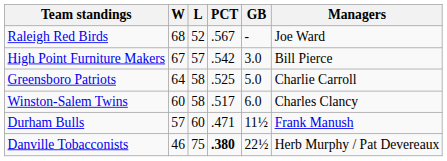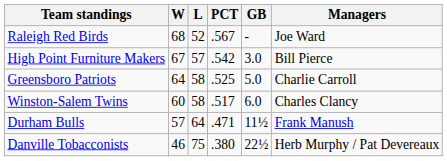(198, 123) 60 -> (198, 123) 64
(223, 144) bold -> (223, 144) normal
